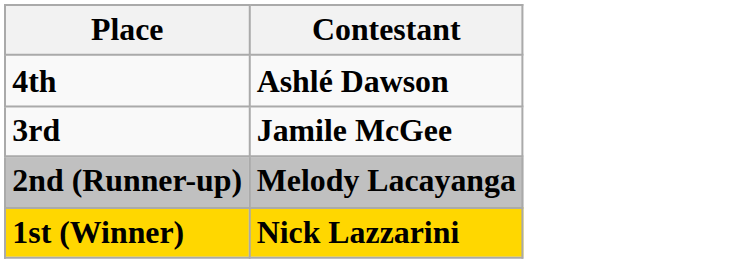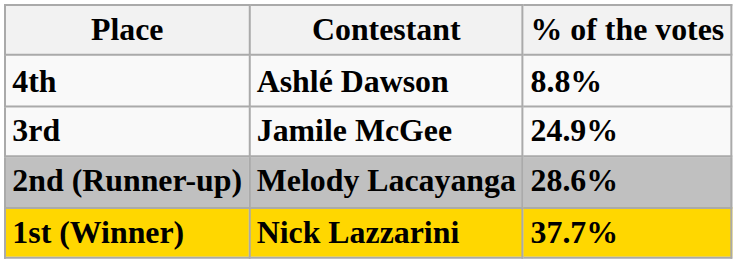+ column: (627, 29)
